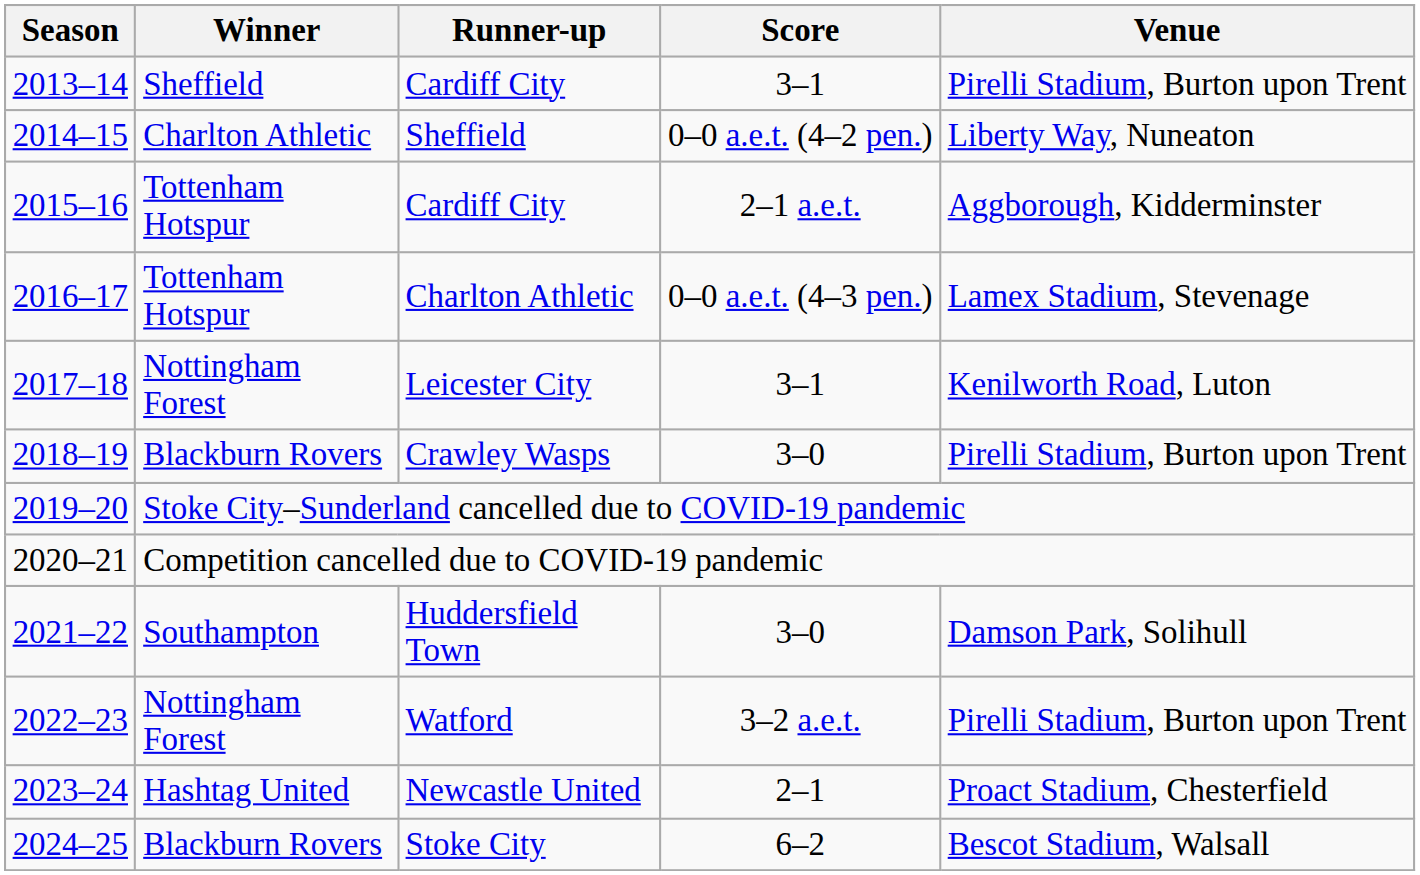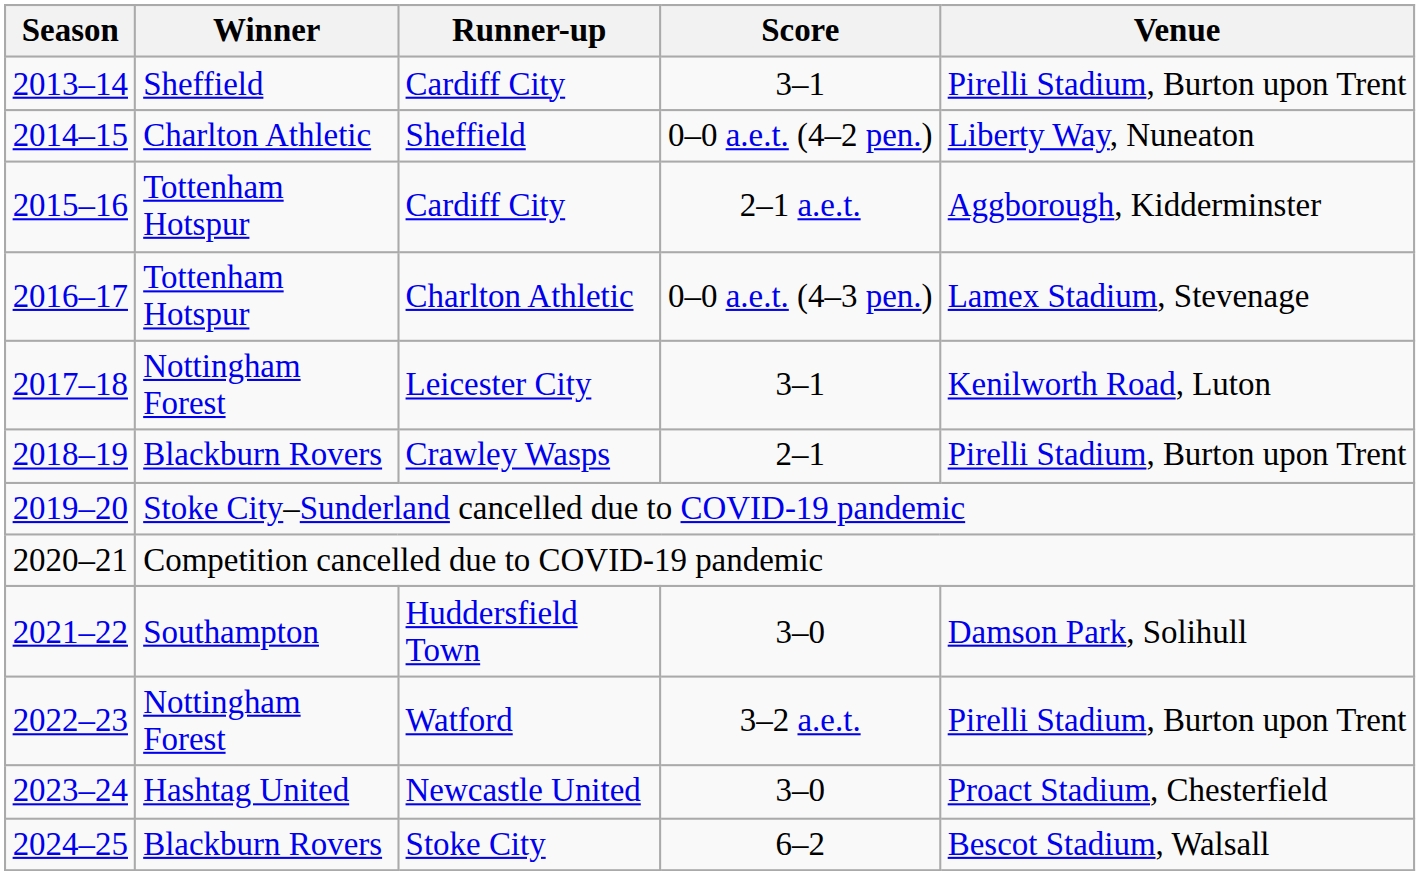(800, 455) 3–0 -> (800, 455) 2–1
(800, 791) 2–1 -> (800, 791) 3–0
